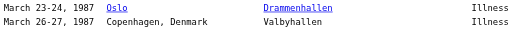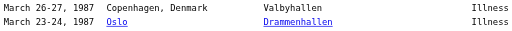rows swapped: (49, 8) <-> (49, 22)
